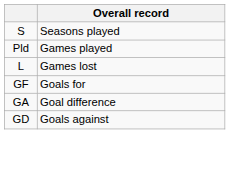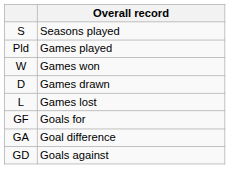+ row: (21, 66)
+ row: (21, 84)
